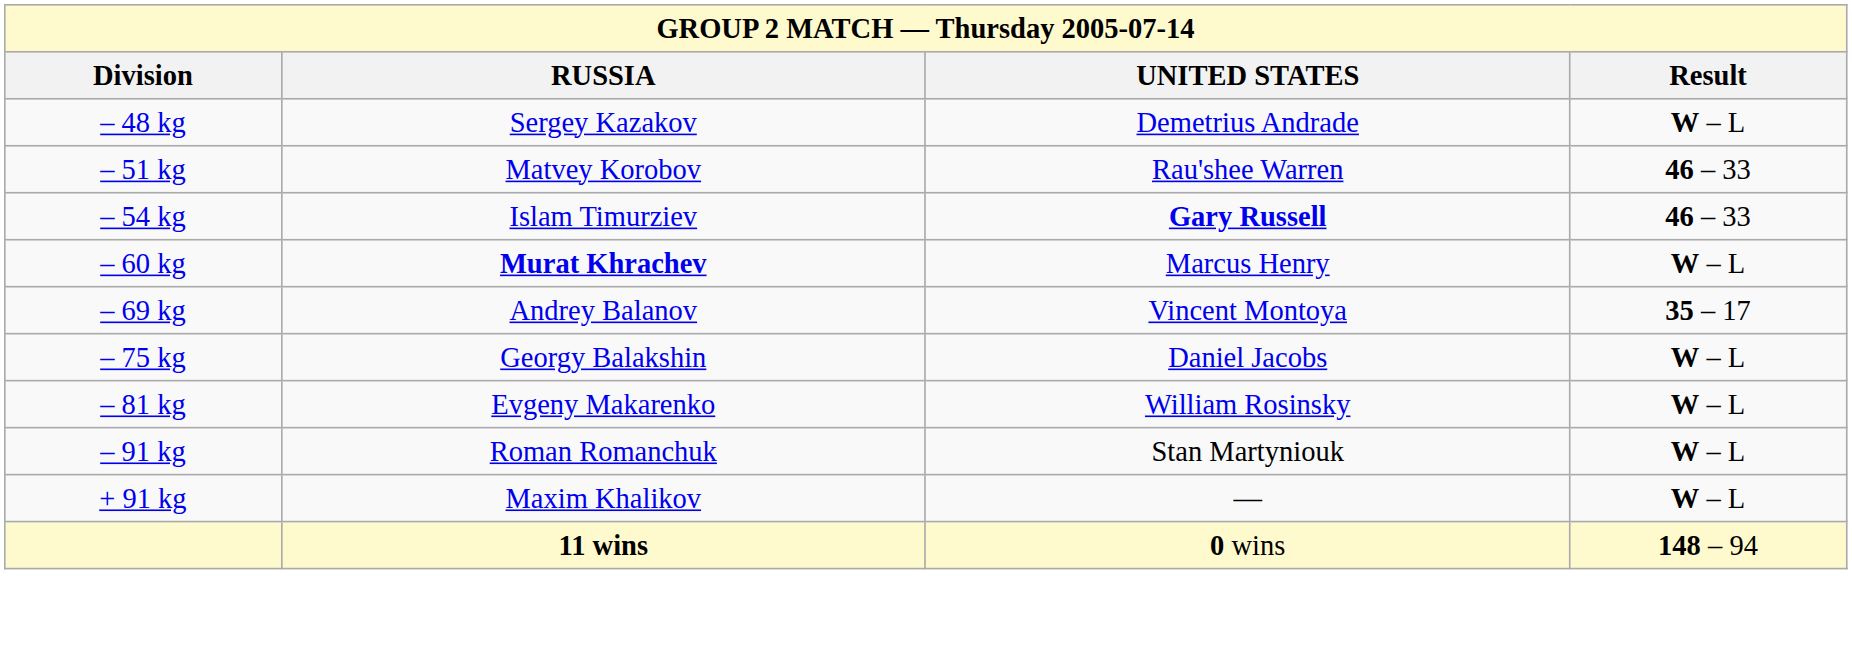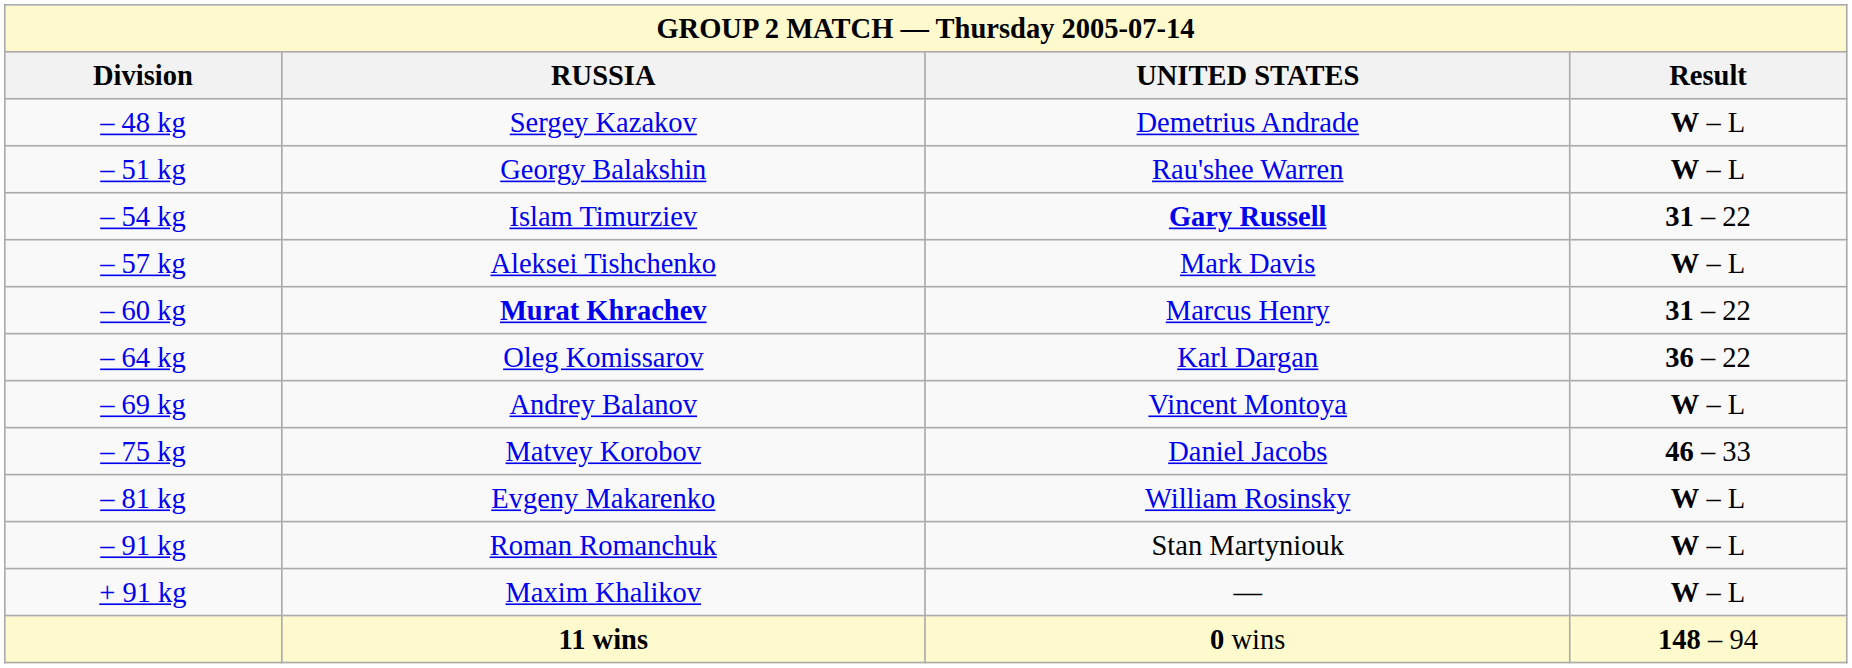(603, 168) Matvey Korobov -> (603, 168) Georgy Balakshin
(1708, 168) 46 – 33 -> (1708, 168) W – L
(1708, 215) 46 – 33 -> (1708, 215) 31 – 22
+ row: (143, 262)
(1708, 262) W – L -> (1708, 309) 31 – 22
+ row: (143, 356)
(1708, 309) 35 – 17 -> (1708, 403) W – L
(603, 356) Georgy Balakshin -> (603, 450) Matvey Korobov
(1708, 356) W – L -> (1708, 450) 46 – 33
